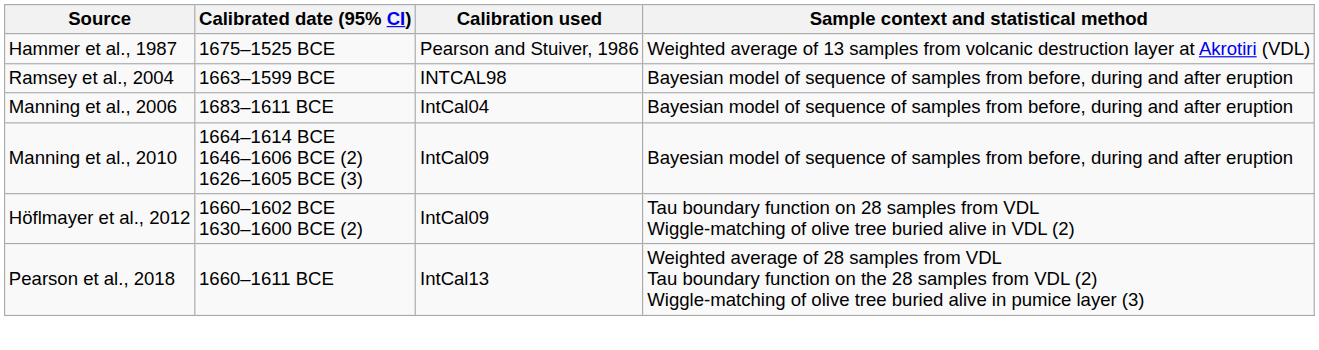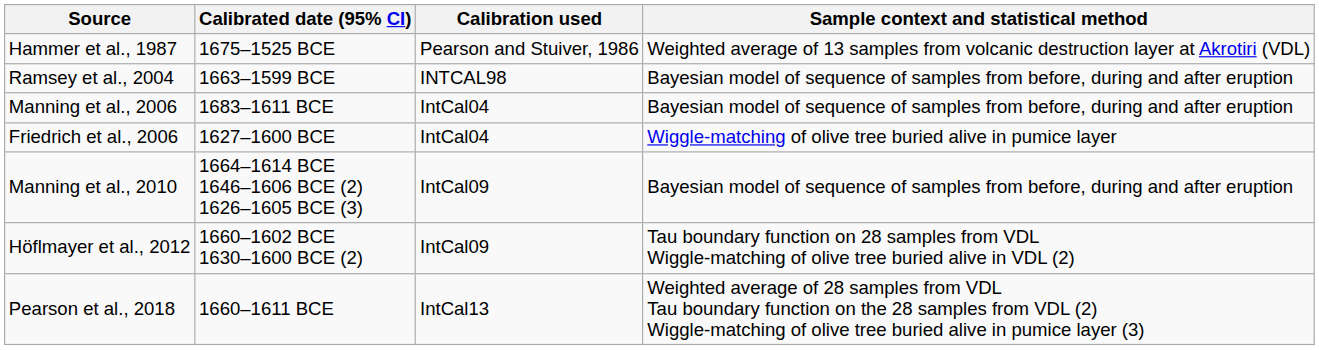+ row: (93, 136)
